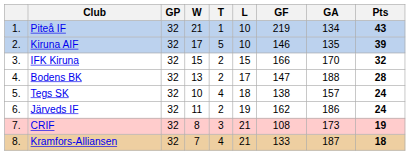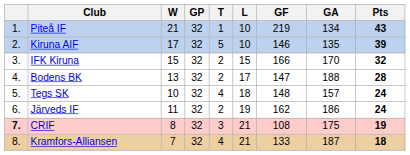columns swapped: (173, 12) <-> (197, 12)
(281, 93) 138 -> (281, 93) 148
(16, 126) normal -> (16, 126) bold
(331, 126) 173 -> (331, 126) 175
